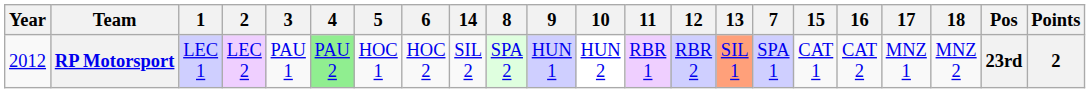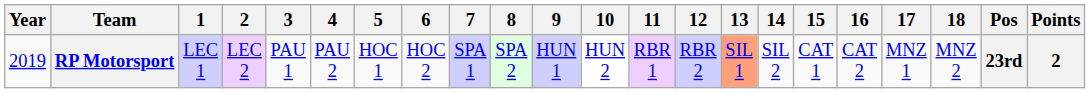columns swapped: (773, 19) <-> (468, 19)
(28, 60) 2012 -> (28, 60) 2019
(332, 60) lightgreen background -> (332, 60) no background
